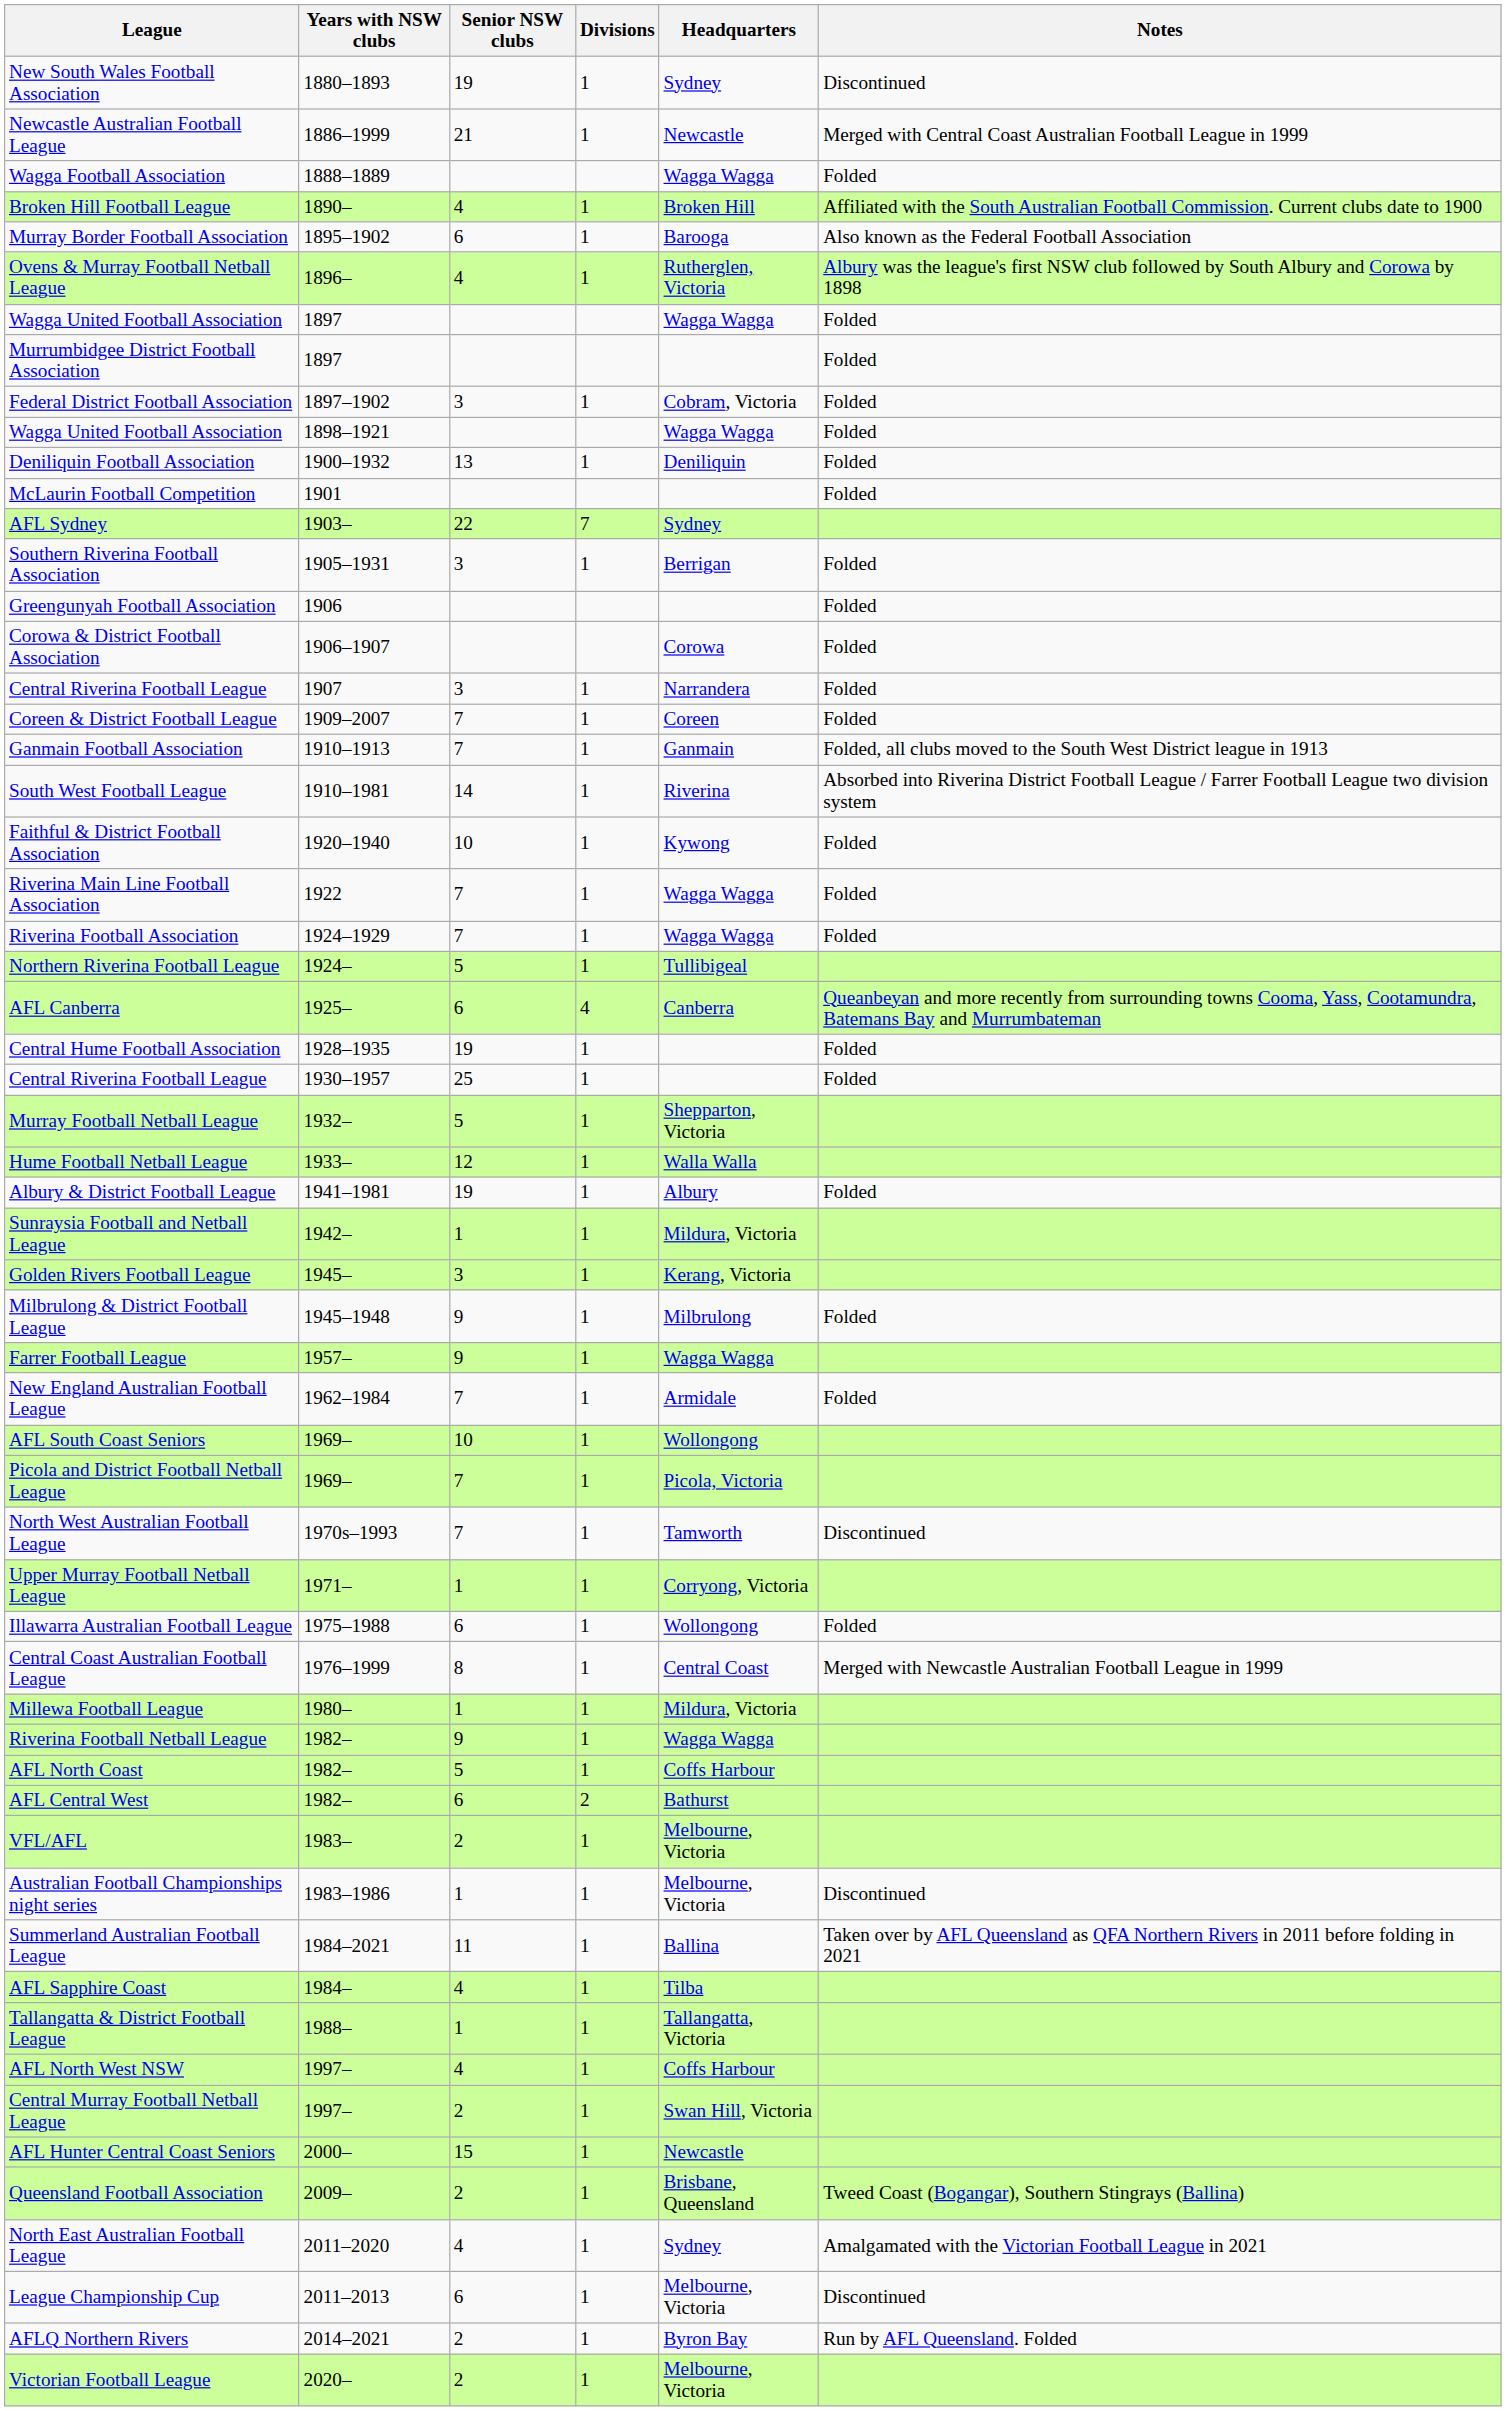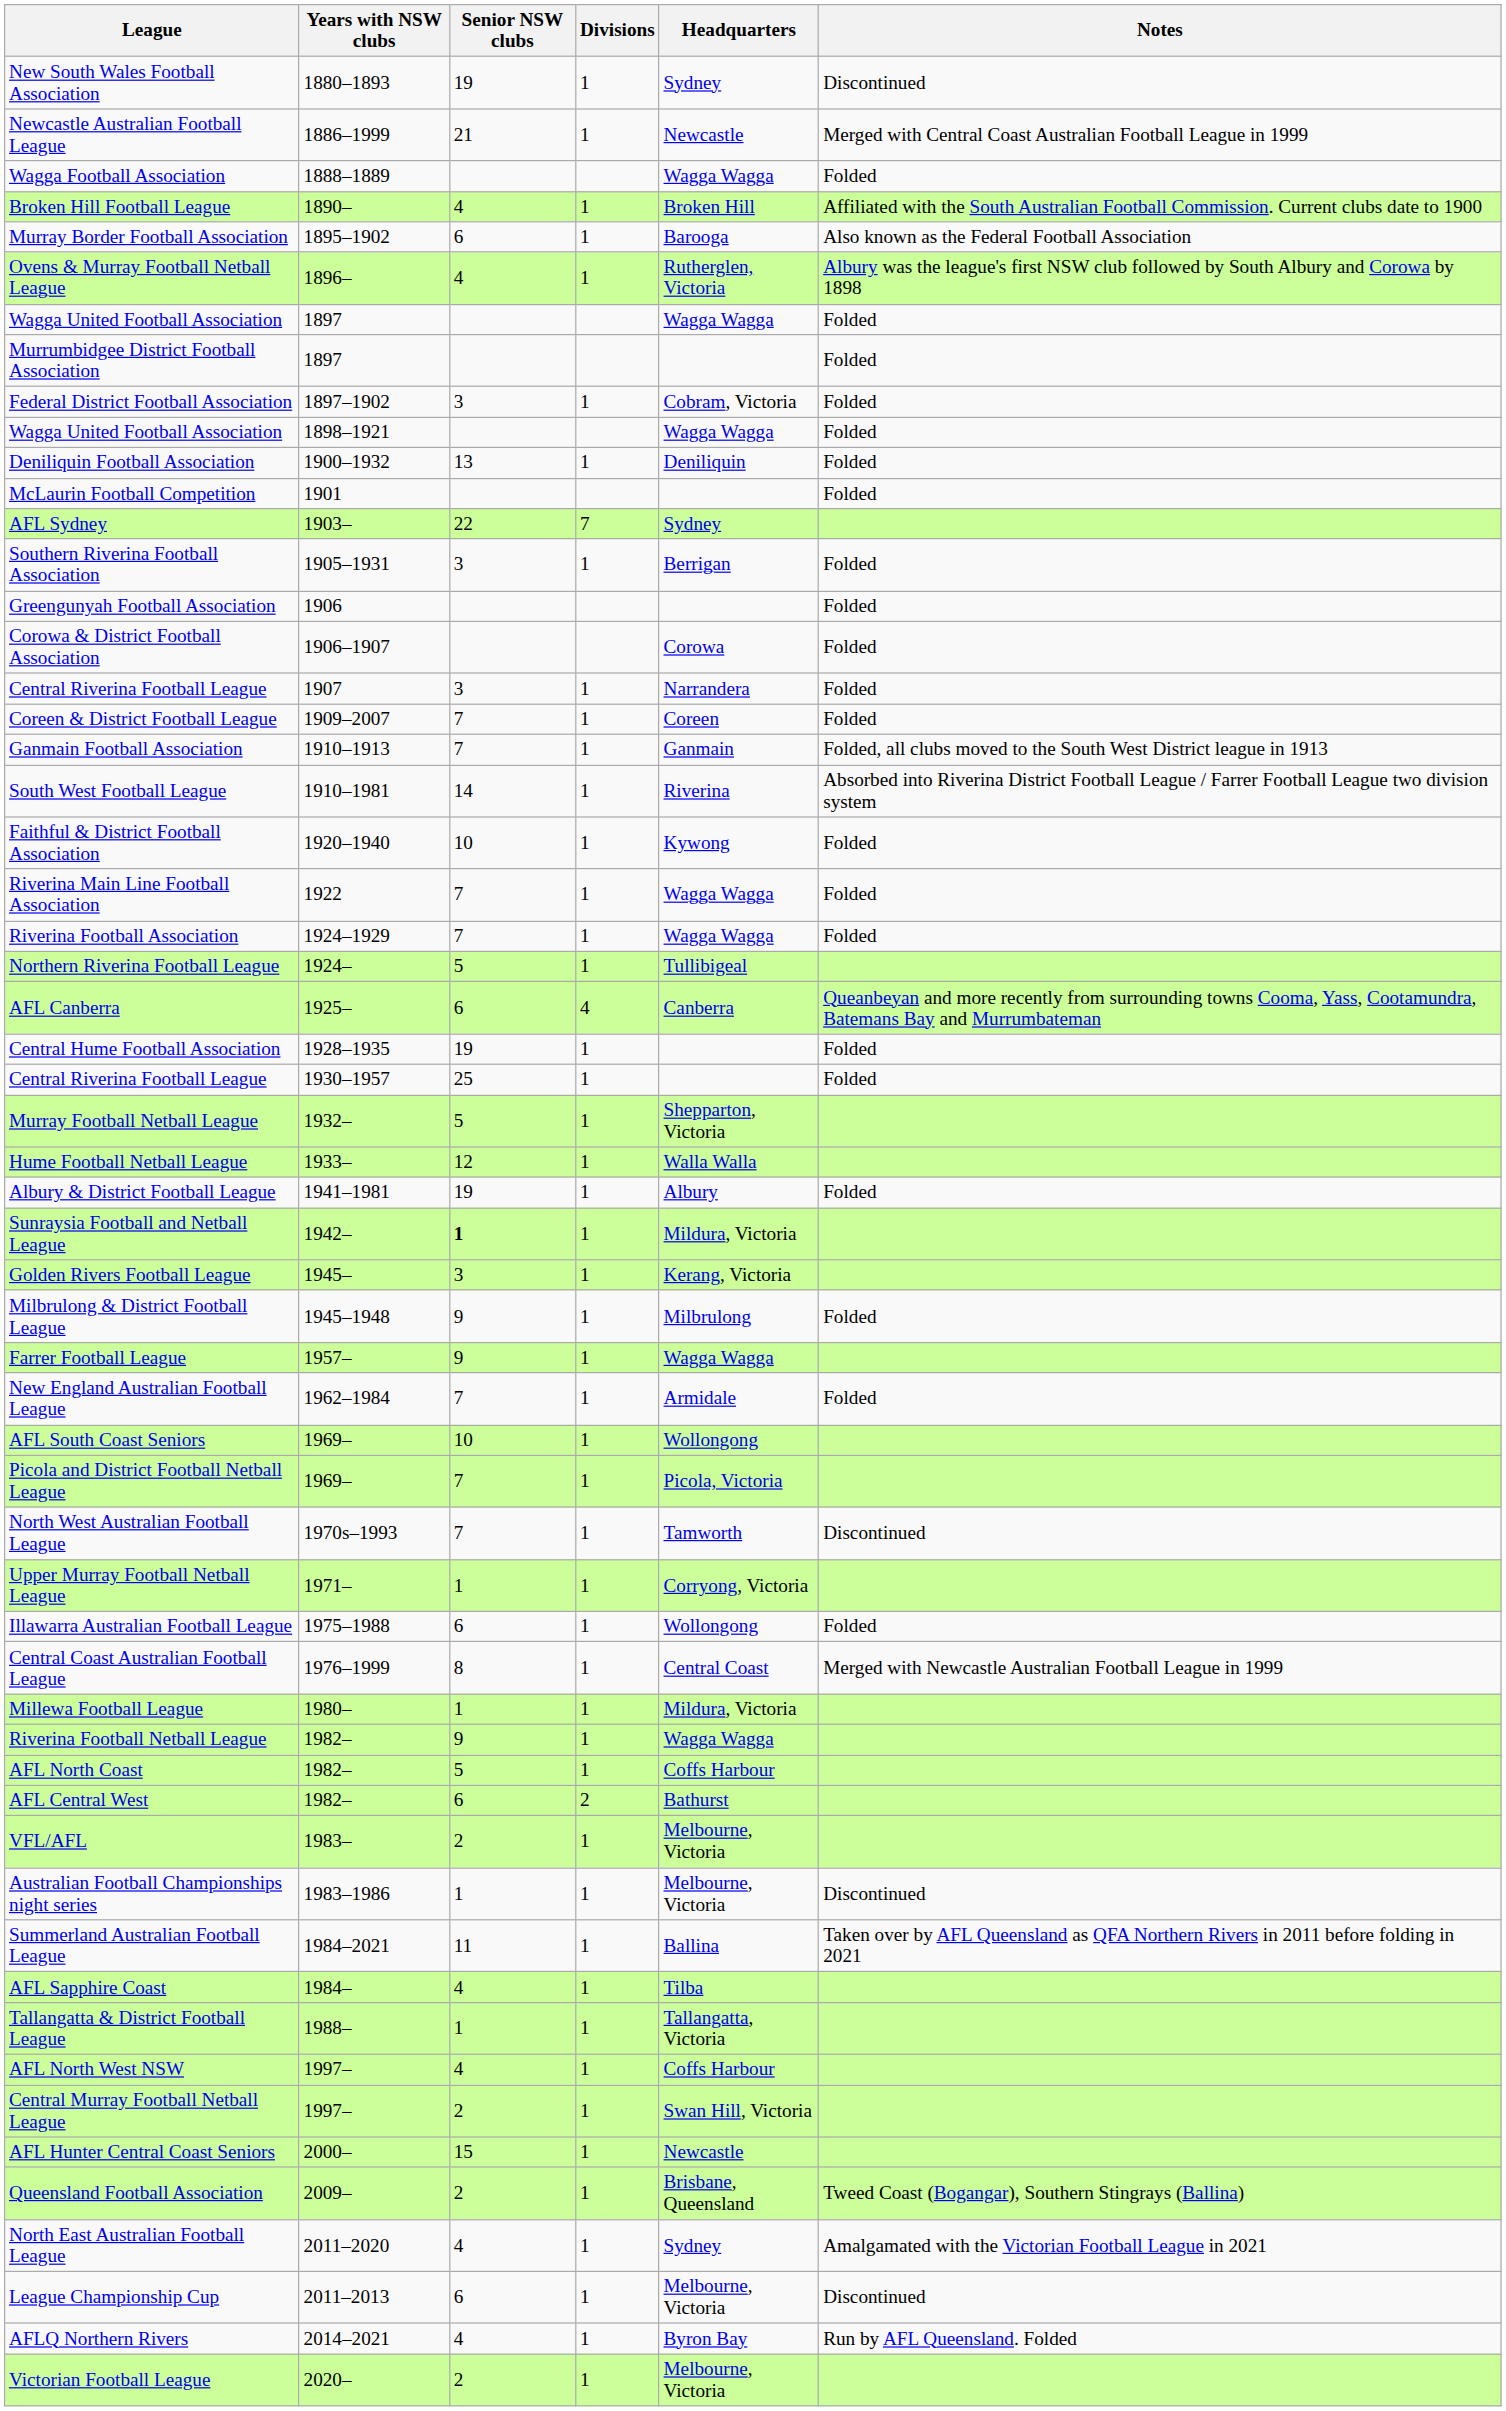(458, 1233) normal -> (458, 1233) bold
(458, 2338) 2 -> (458, 2338) 4
